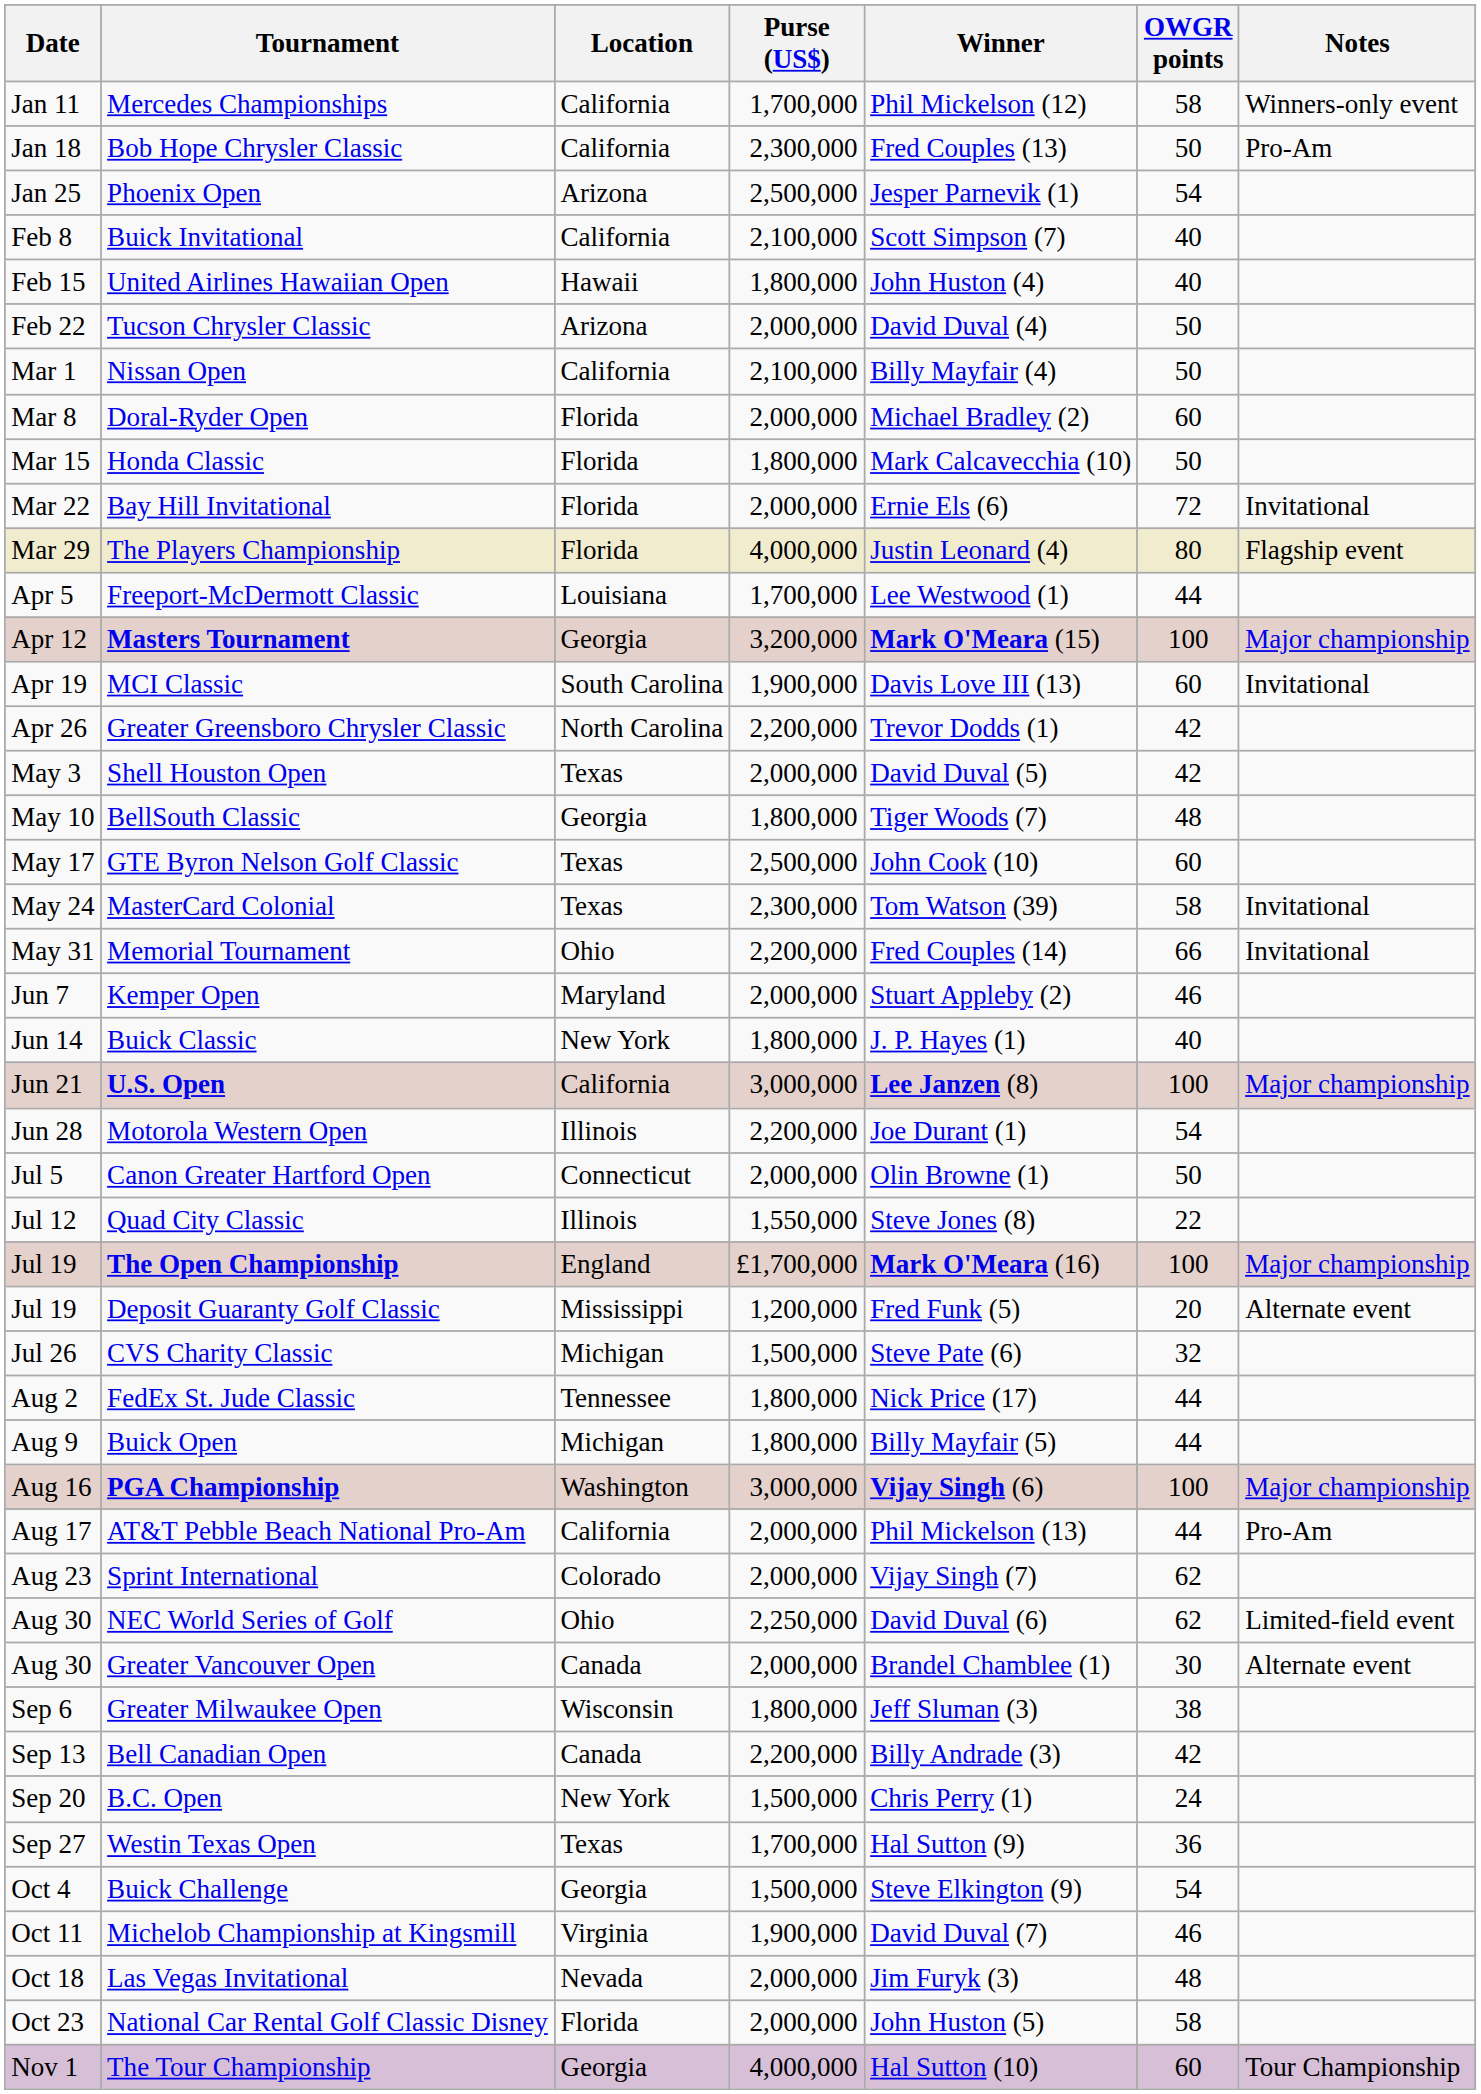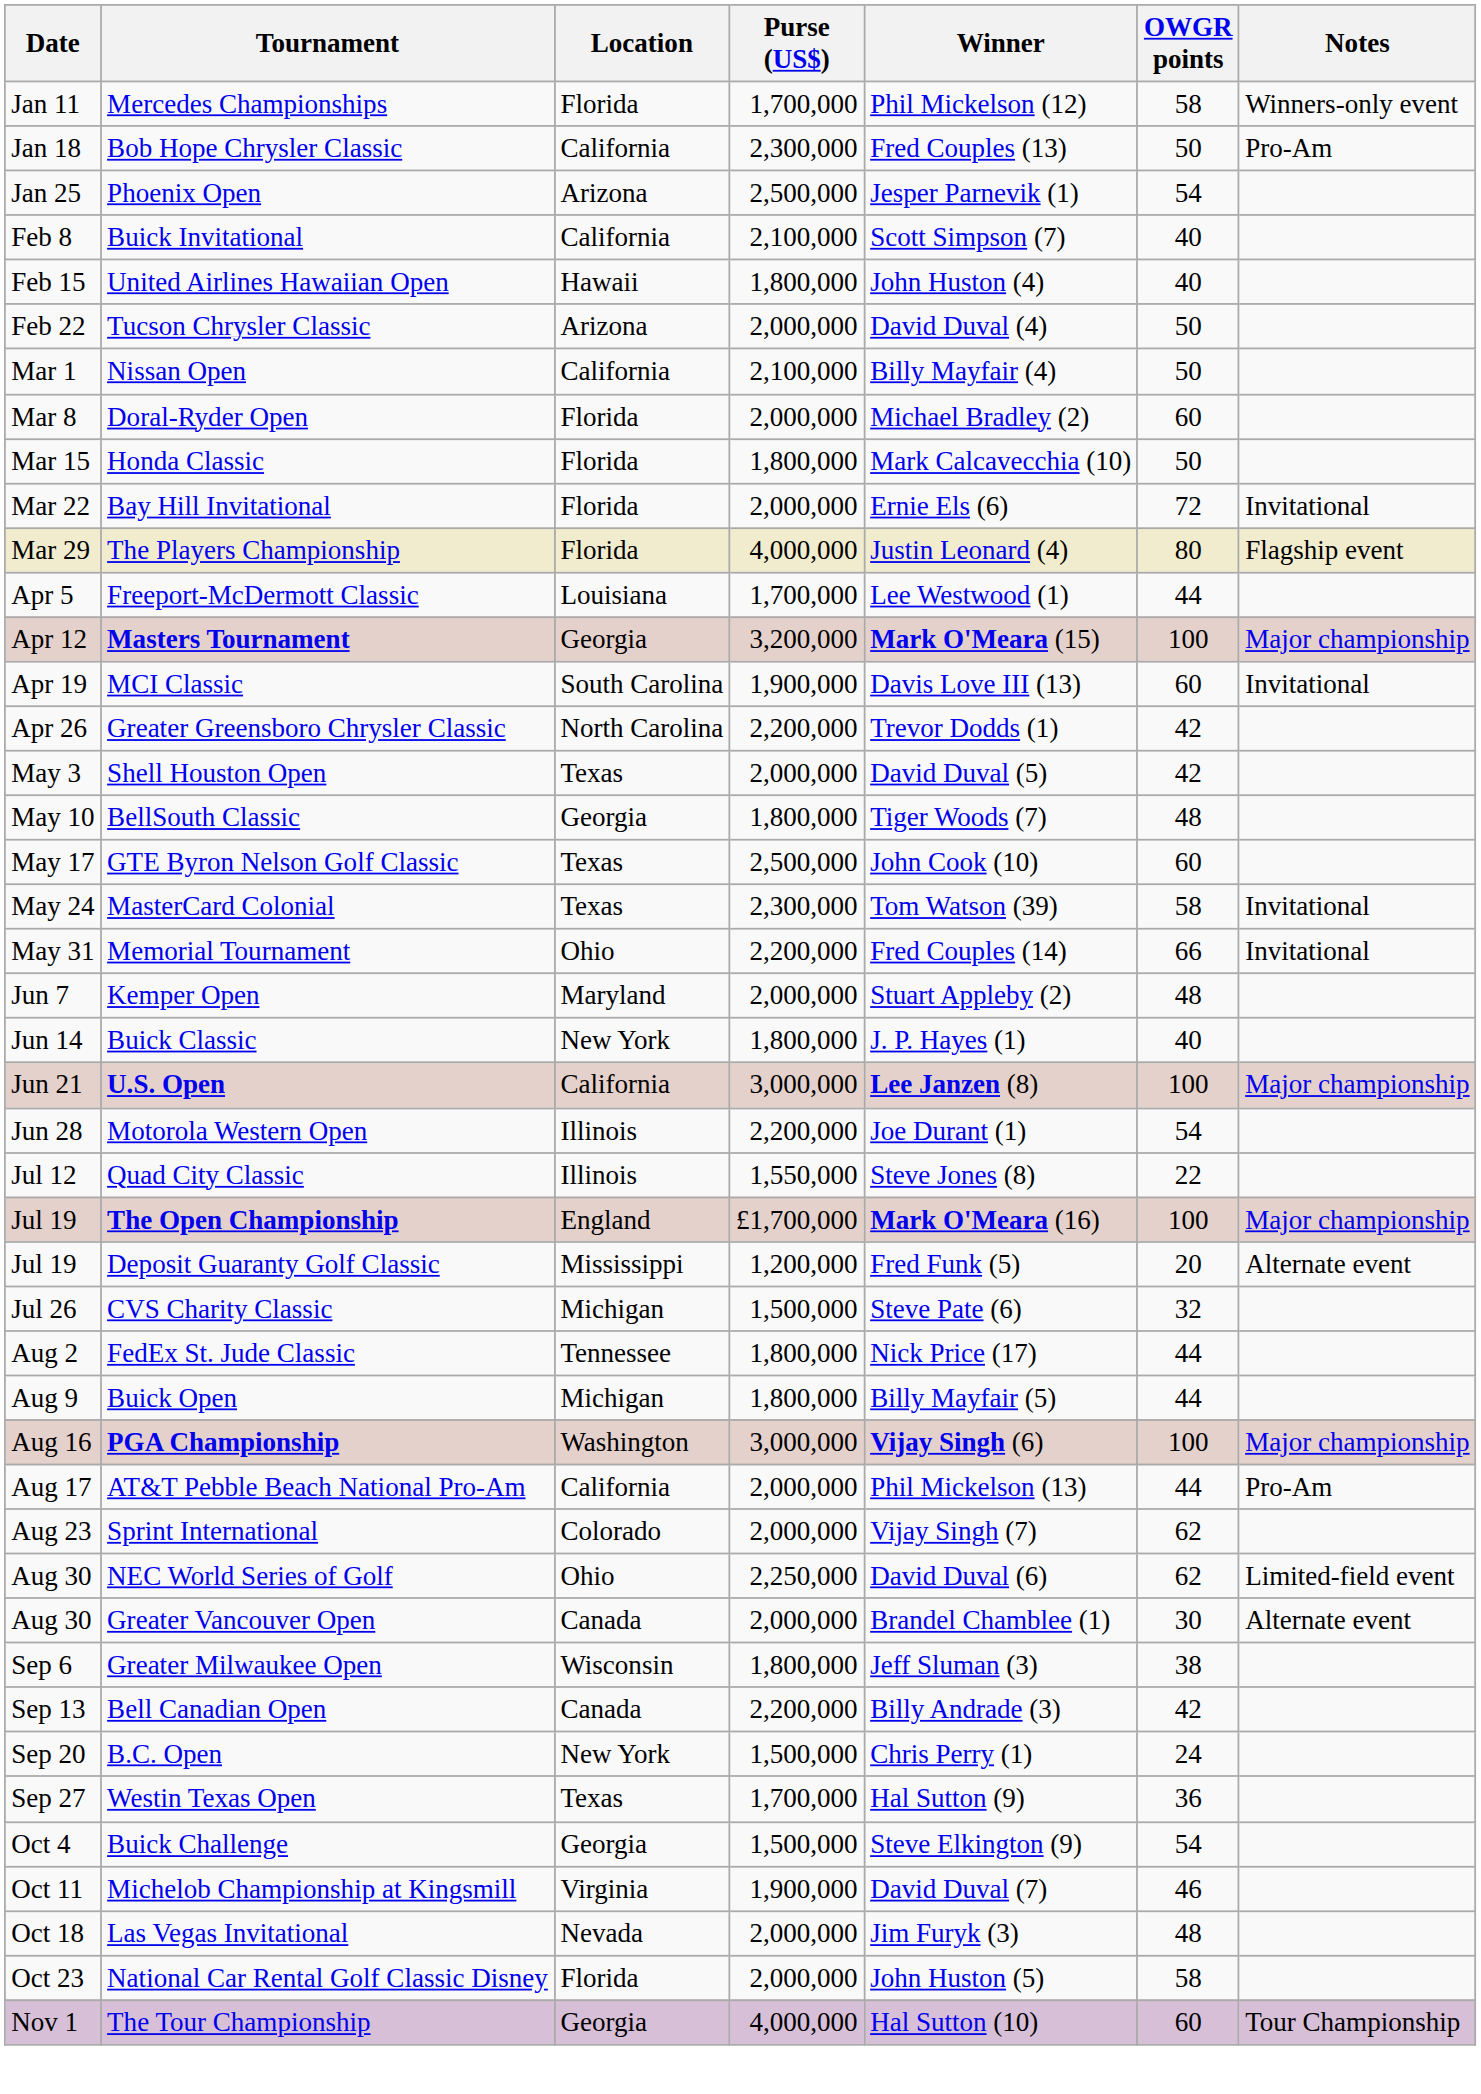(615, 103) California -> (599, 103) Florida
(1188, 995) 46 -> (1188, 995) 48
- row: (269, 1174)
